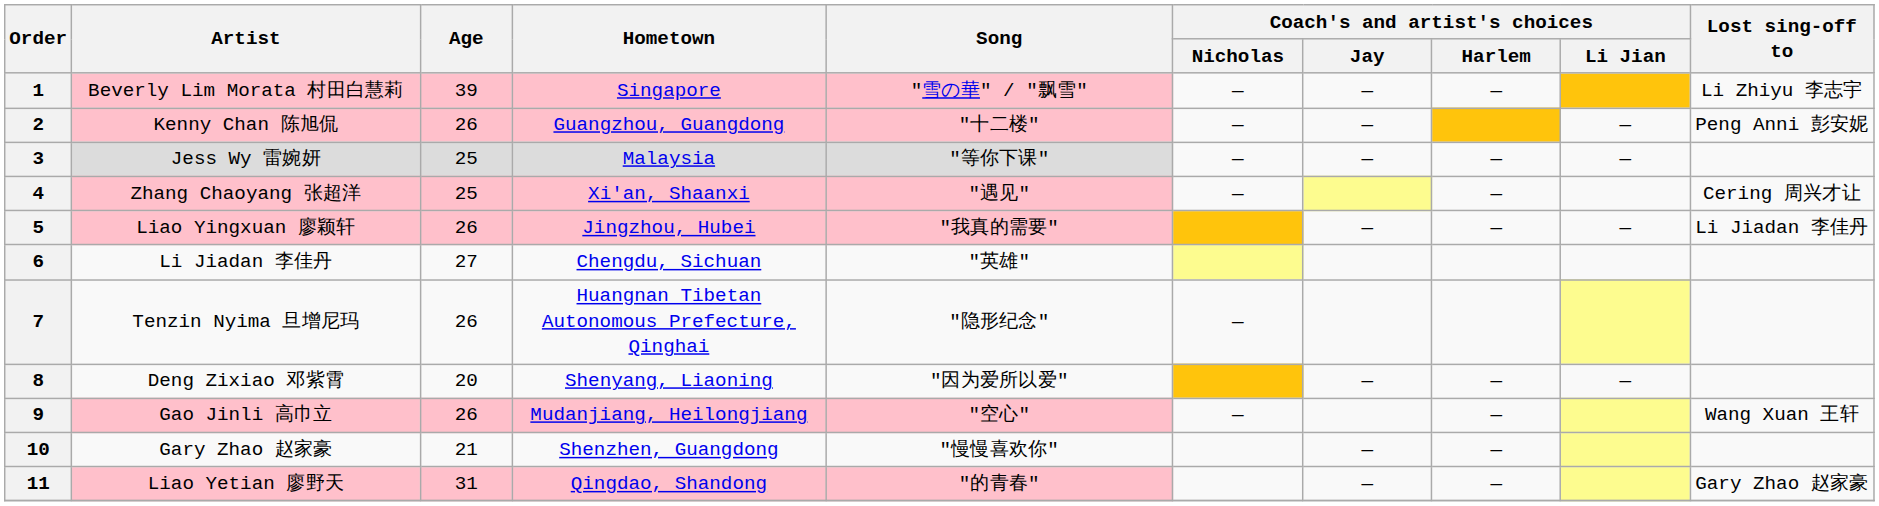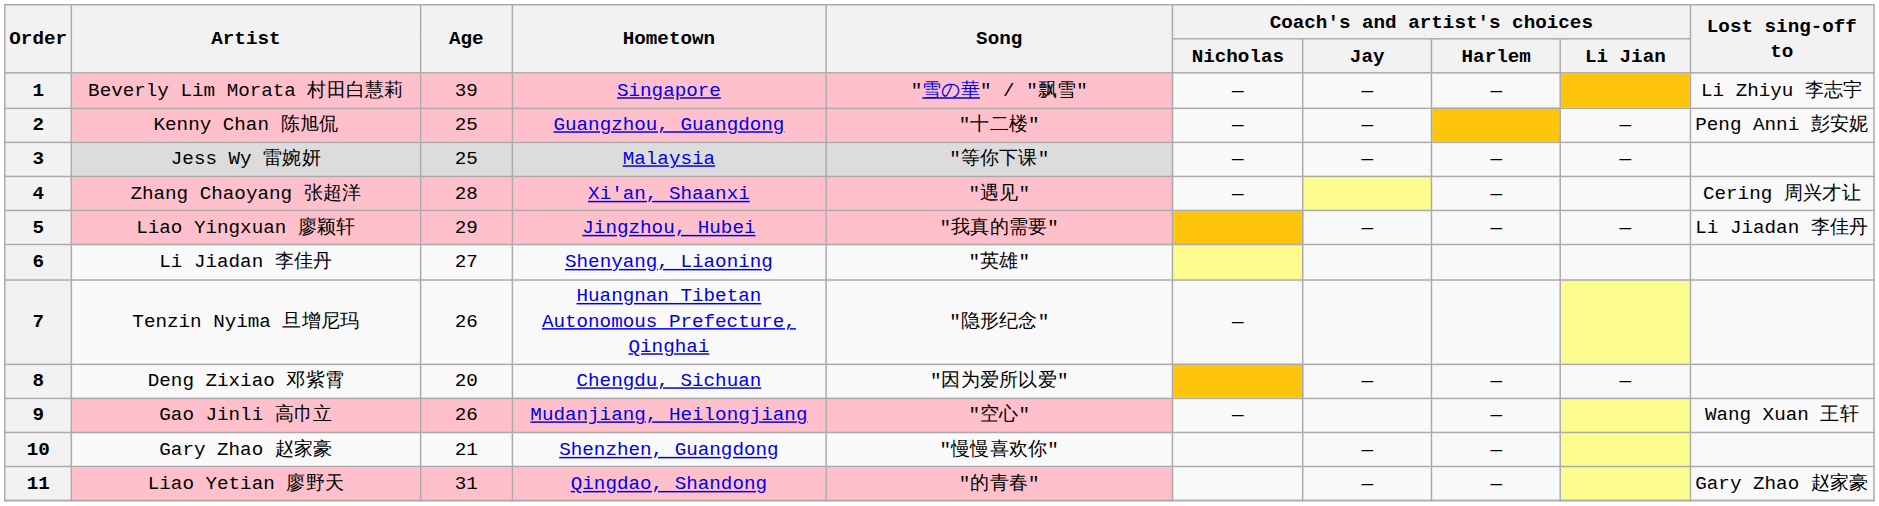(466, 125) 26 -> (466, 125) 25
(466, 193) 25 -> (466, 193) 28
(466, 228) 26 -> (466, 228) 29
(669, 262) Chengdu, Sichuan -> (669, 262) Shenyang, Liaoning
(669, 381) Shenyang, Liaoning -> (669, 381) Chengdu, Sichuan
